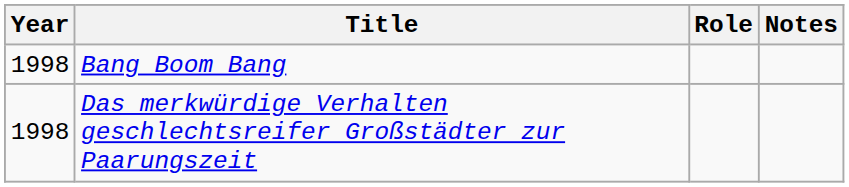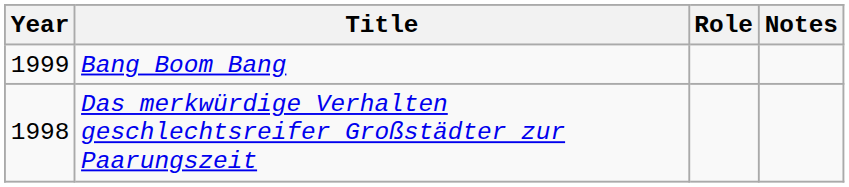(40, 65) 1998 -> (40, 65) 1999
